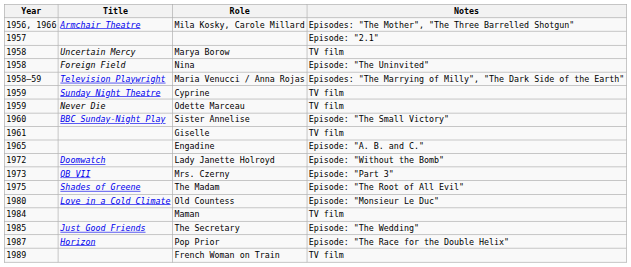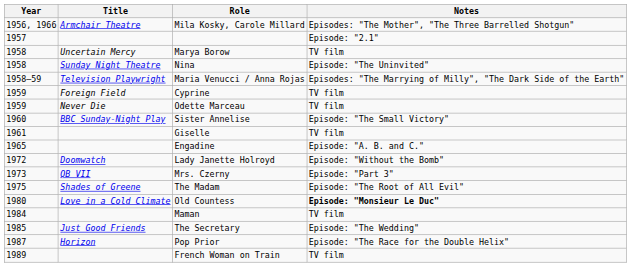(93, 65) Foreign Field -> (110, 65) Sunday Night Theatre
(110, 92) Sunday Night Theatre -> (93, 92) Foreign Field
(374, 201) normal -> (374, 201) bold
